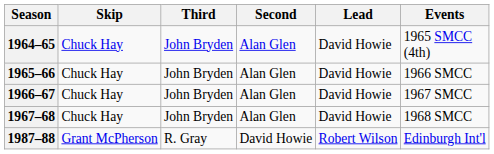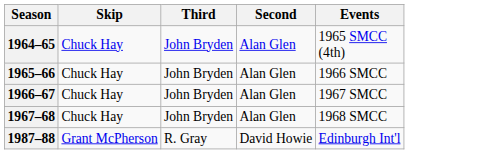- column: (358, 15)
